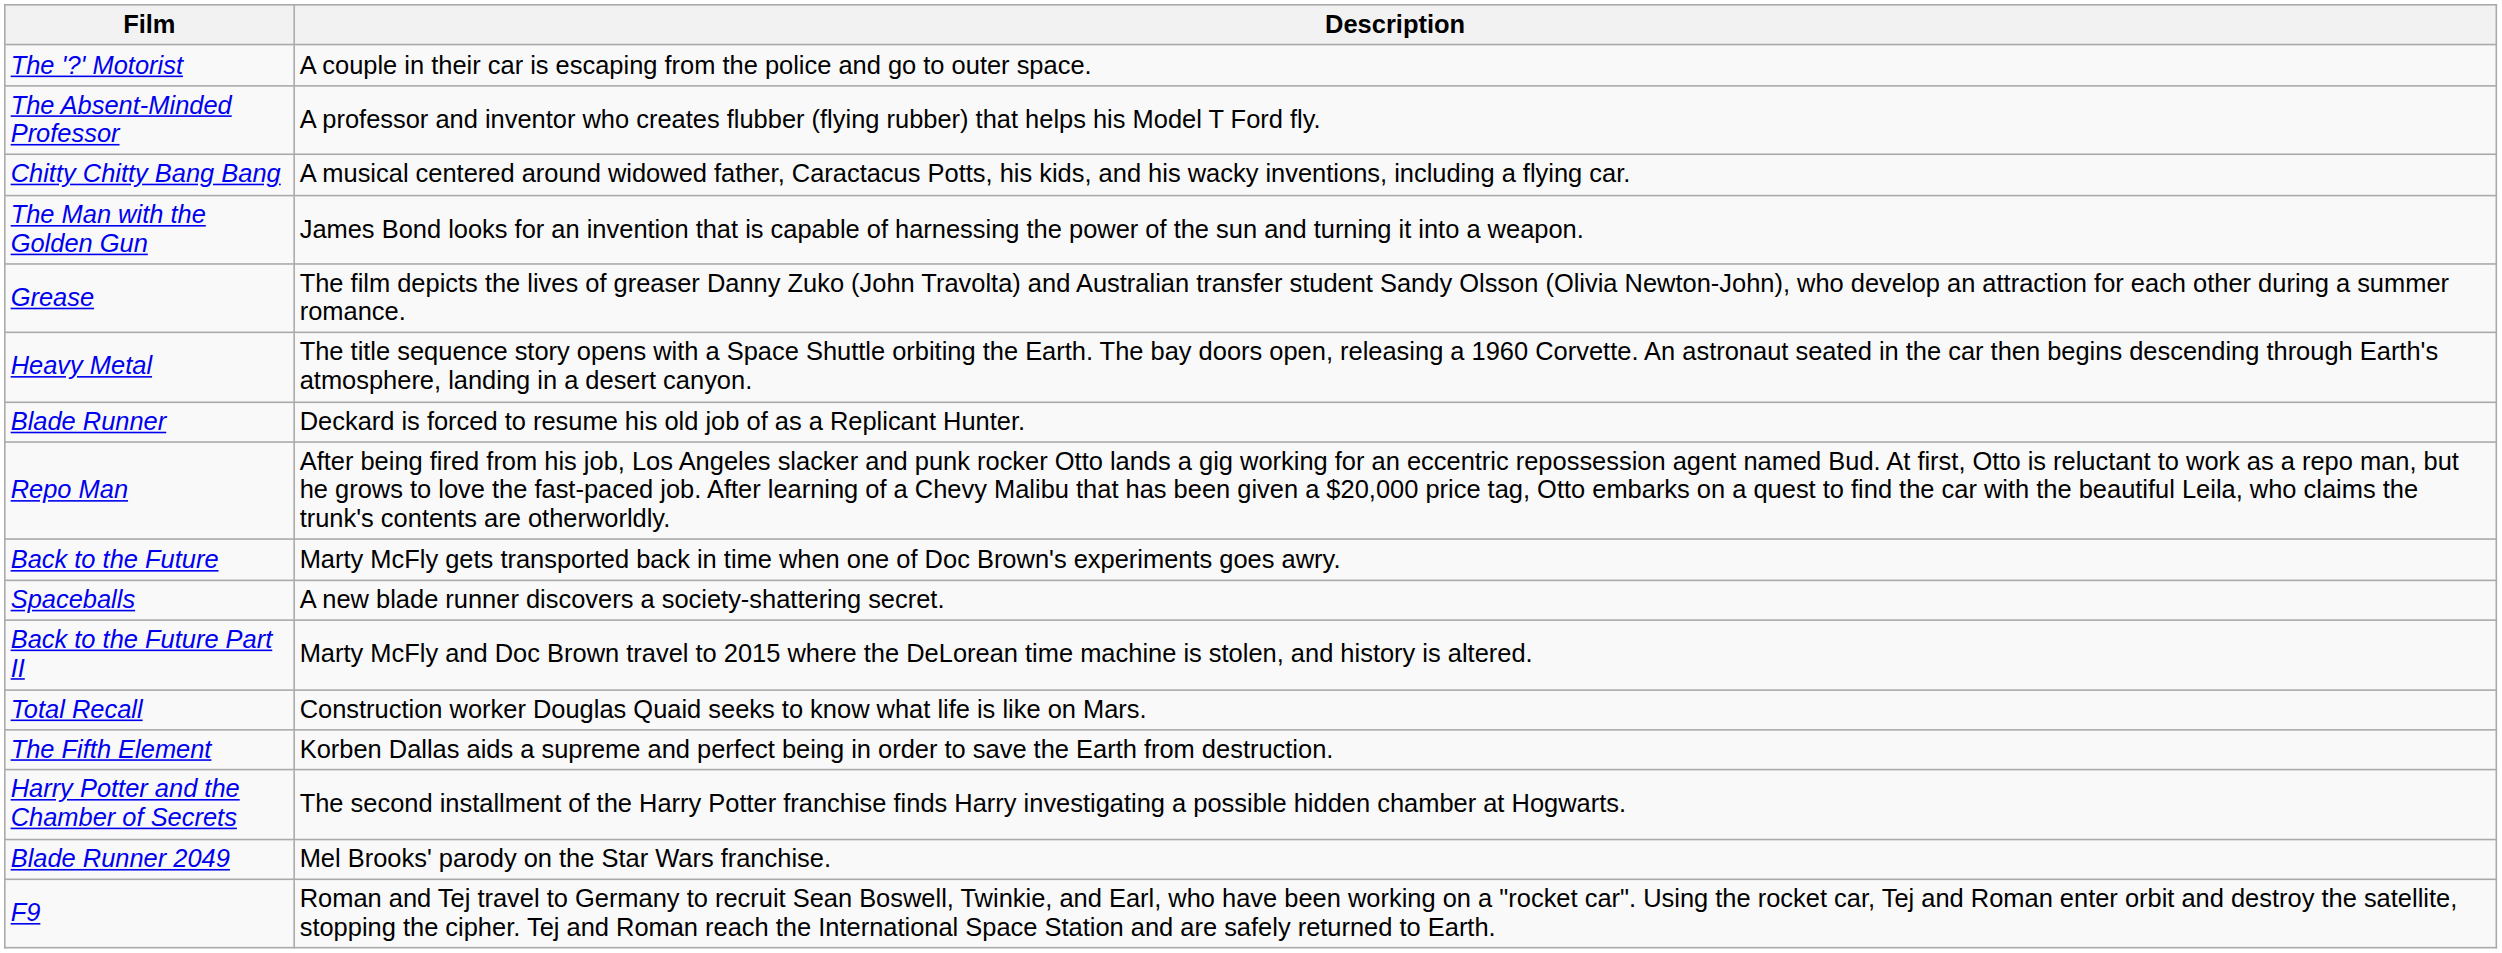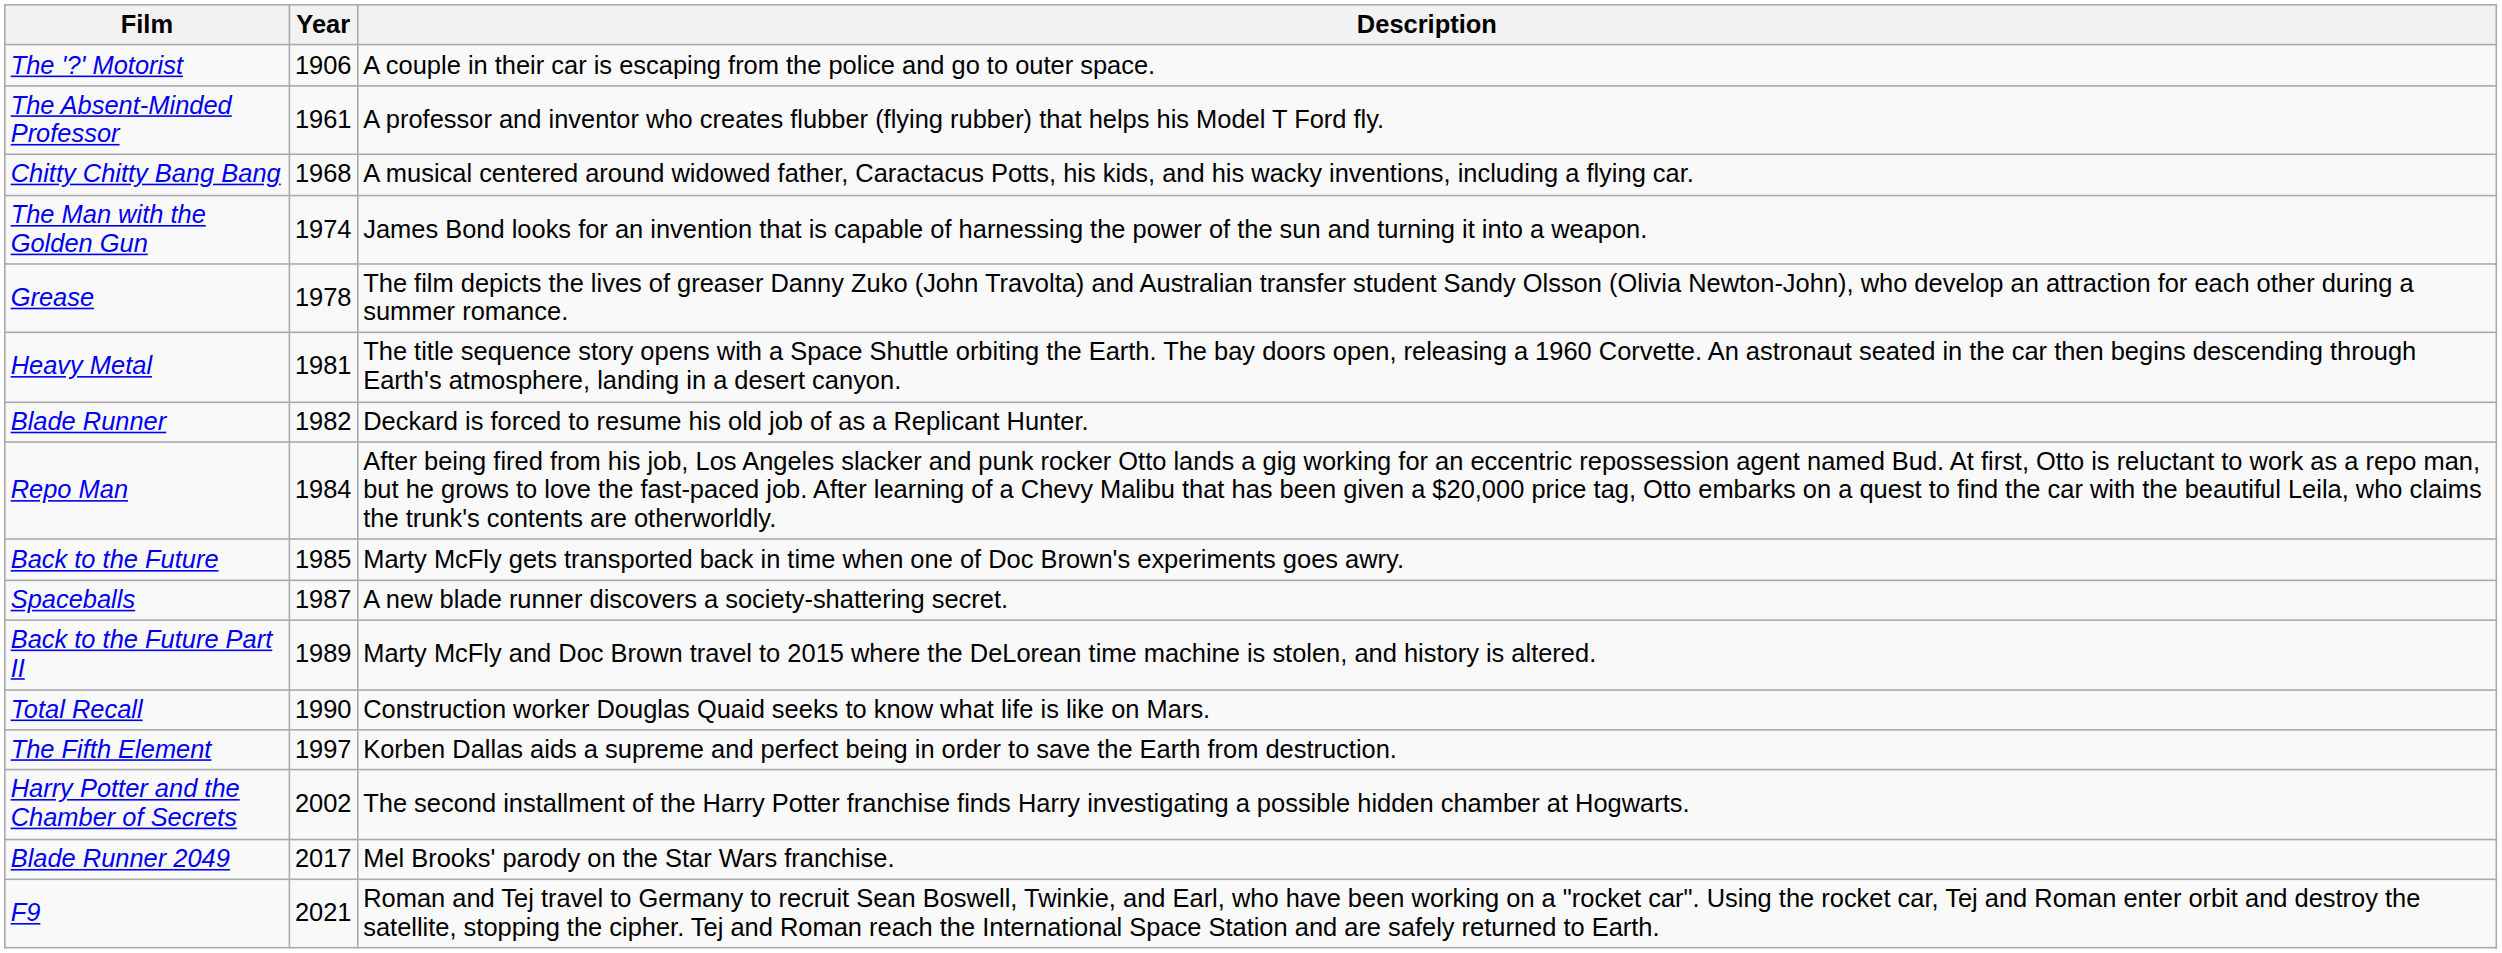+ column: (323, 24)
